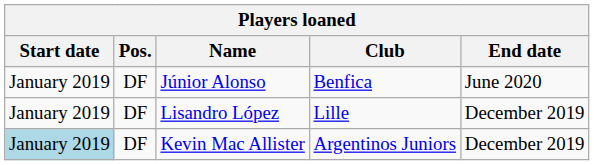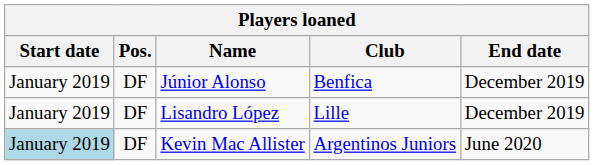(503, 82) June 2020 -> (525, 82) December 2019
(525, 144) December 2019 -> (503, 144) June 2020
